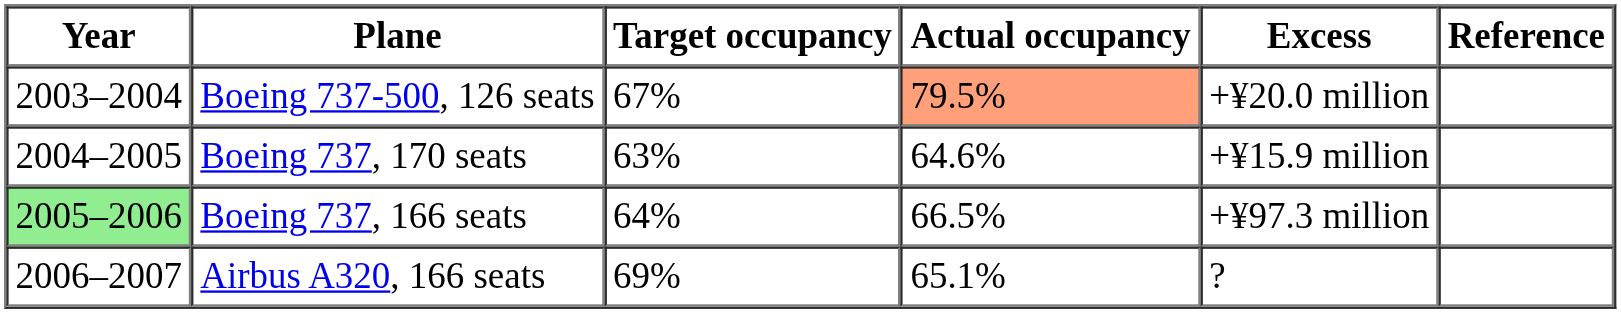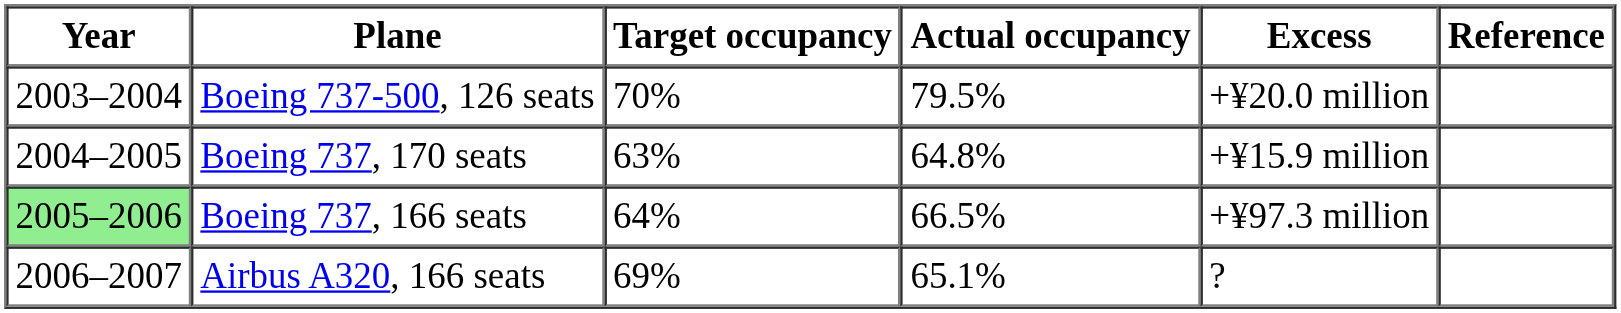(647, 95) 67% -> (647, 95) 70%
(958, 95) lightsalmon background -> (958, 95) no background
(958, 155) 64.6% -> (958, 155) 64.8%
